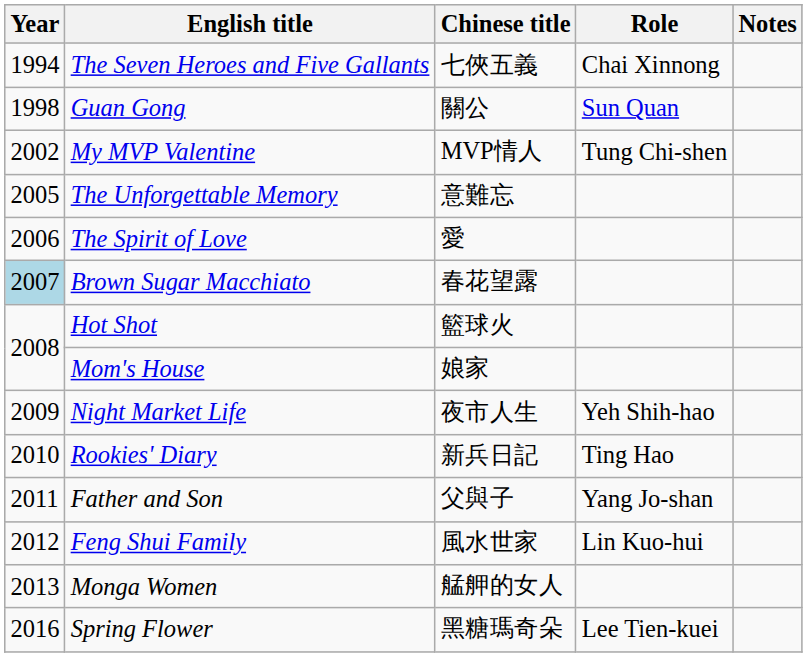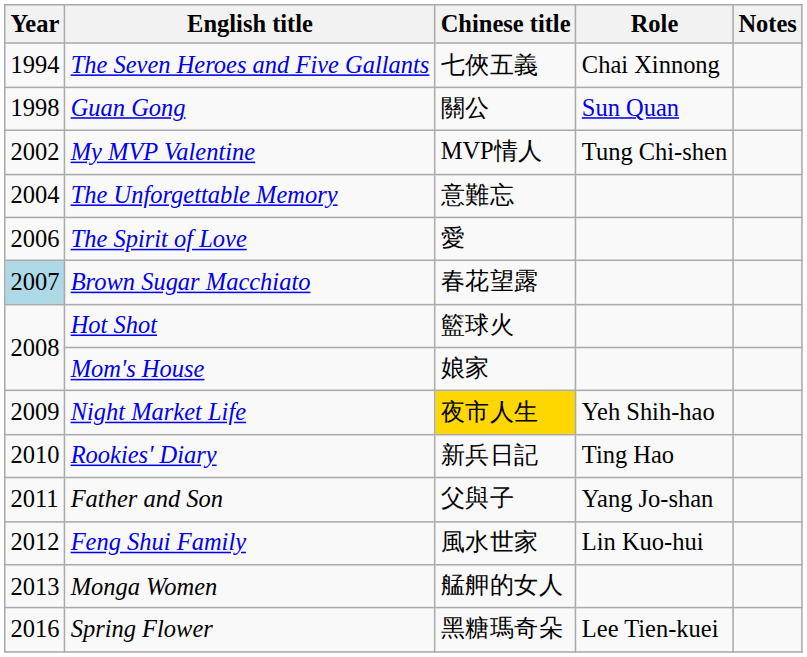(35, 195) 2005 -> (35, 195) 2004
(490, 411) no background -> (490, 411) gold background
